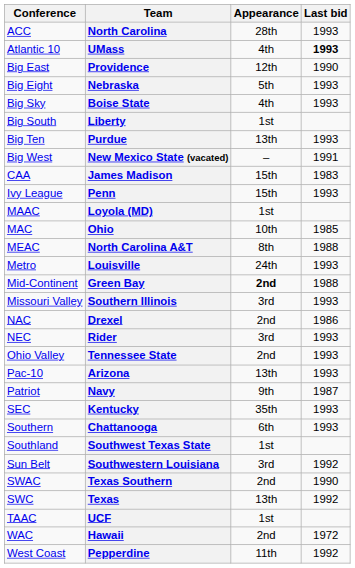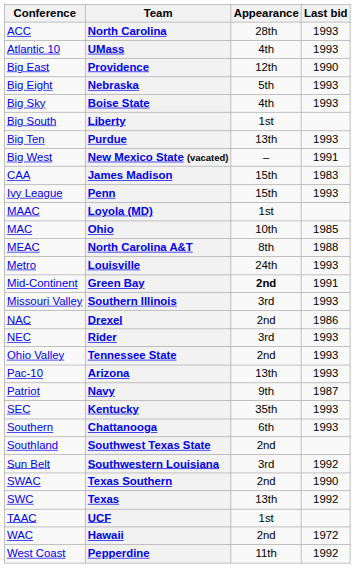(326, 49) bold -> (326, 49) normal
(326, 283) 1988 -> (326, 283) 1991
(266, 445) 1st -> (266, 445) 2nd
